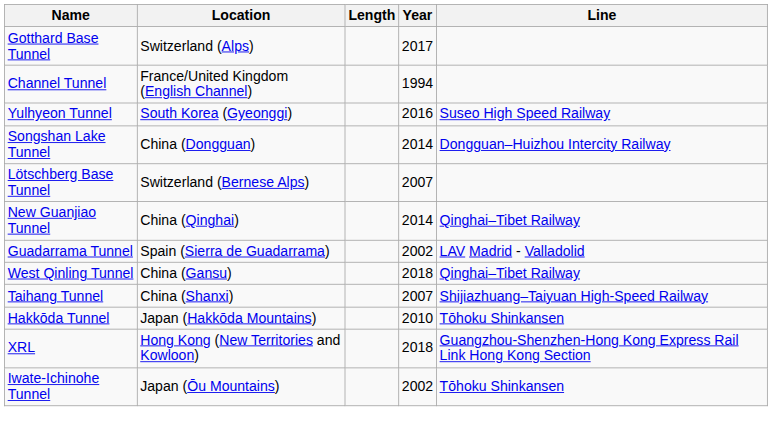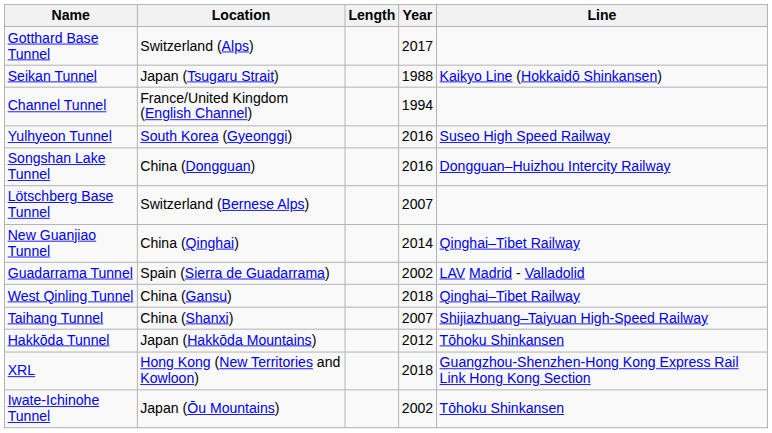+ row: (52, 76)
(417, 144) 2014 -> (417, 166) 2016
(417, 318) 2010 -> (417, 340) 2012
